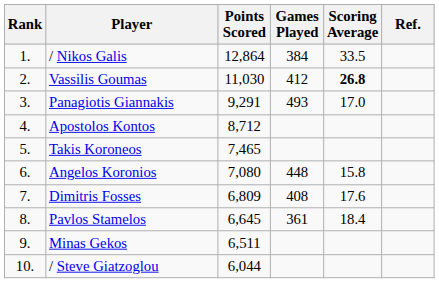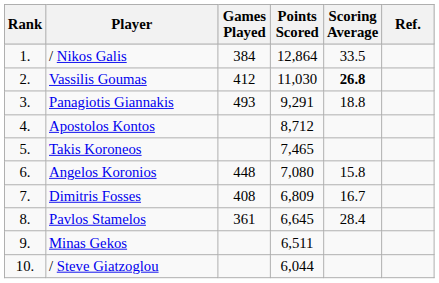columns swapped: (297, 24) <-> (244, 24)
(353, 102) 17.0 -> (353, 102) 18.8
(353, 196) 17.6 -> (353, 196) 16.7
(353, 219) 18.4 -> (353, 219) 28.4
